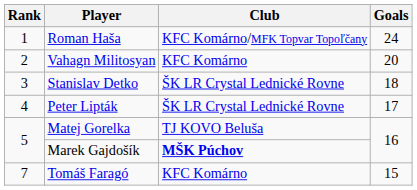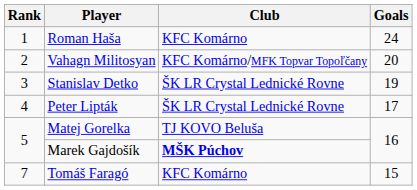(265, 38) KFC Komárno/MFK Topvar Topoľčany -> (205, 38) KFC Komárno
(205, 60) KFC Komárno -> (265, 60) KFC Komárno/MFK Topvar Topoľčany
(391, 83) 18 -> (391, 83) 19
